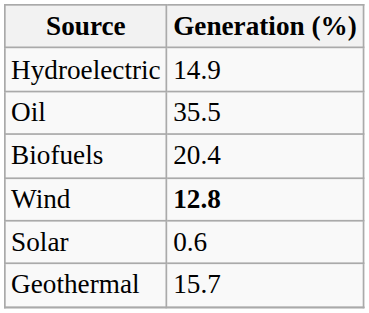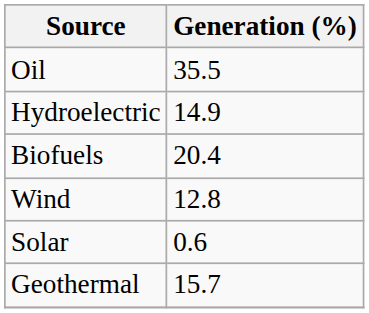rows swapped: (29, 112) <-> (86, 69)
(197, 198) bold -> (197, 198) normal
